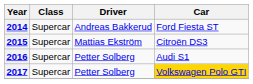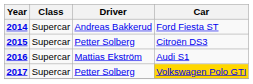(108, 42) Mattias Ekström -> (105, 42) Petter Solberg
(105, 57) Petter Solberg -> (108, 57) Mattias Ekström
